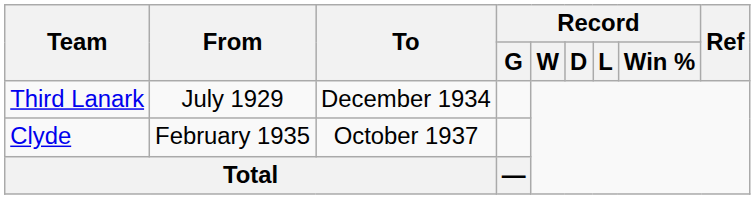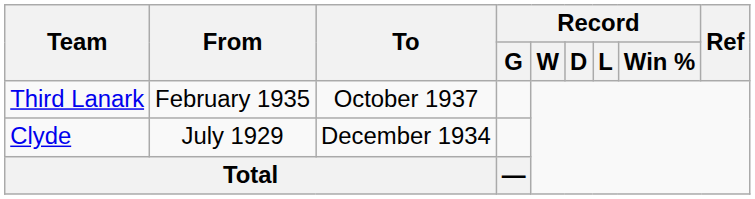(233, 99) July 1929 -> (233, 99) February 1935
(406, 99) December 1934 -> (406, 99) October 1937
(233, 136) February 1935 -> (233, 136) July 1929
(406, 136) October 1937 -> (406, 136) December 1934
